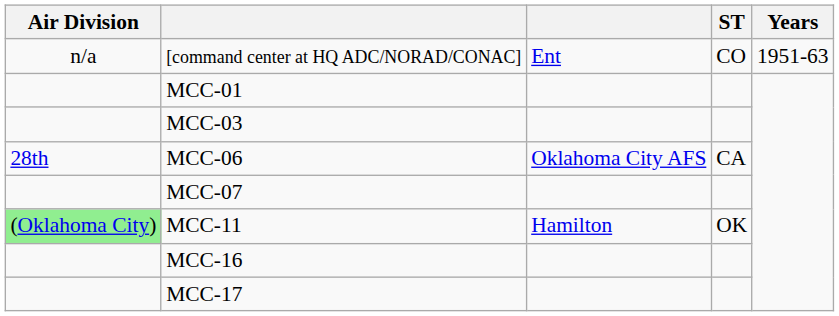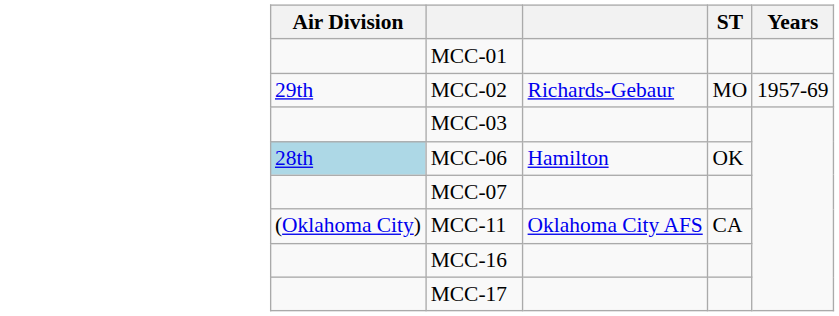- row: (344, 57)
+ row: (474, 89)
(29, 157) no background -> (294, 157) lightblue background
(619, 157) Oklahoma City AFS -> (568, 157) Hamilton
(731, 157) CA -> (728, 157) OK
(83, 225) lightgreen background -> (348, 225) no background
(572, 225) Hamilton -> (615, 225) Oklahoma City AFS
(732, 225) OK -> (728, 225) CA
